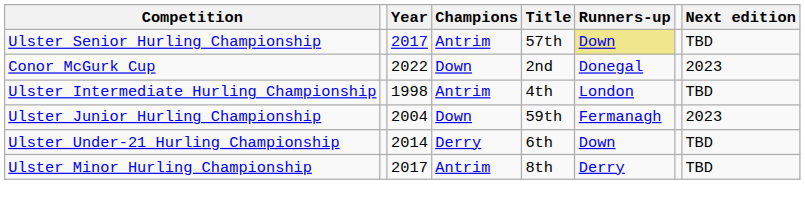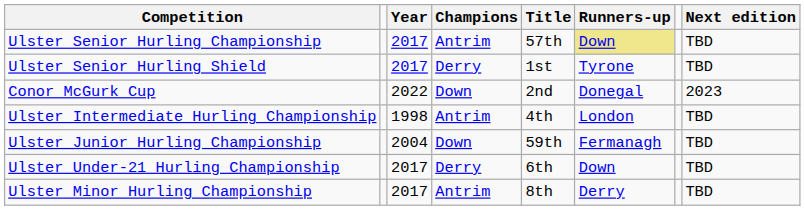+ row: (137, 67)
(704, 117) 2023 -> (699, 142) TBD
(409, 142) 2014 -> (409, 167) 2017
